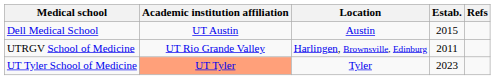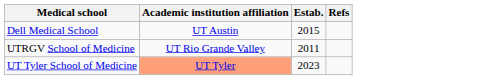- column: (360, 13)
